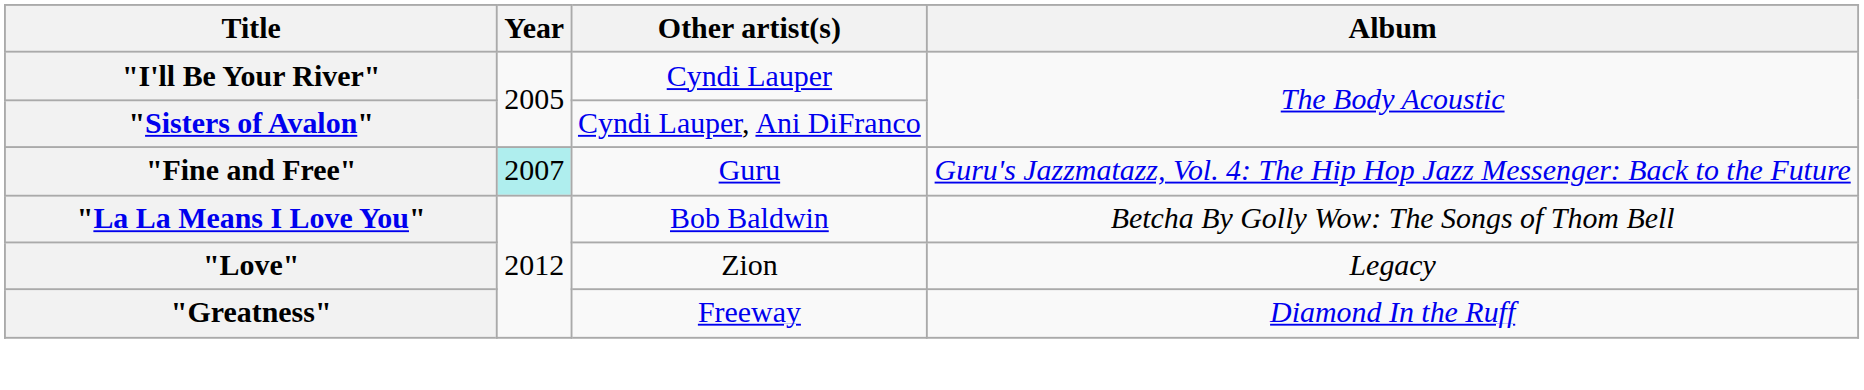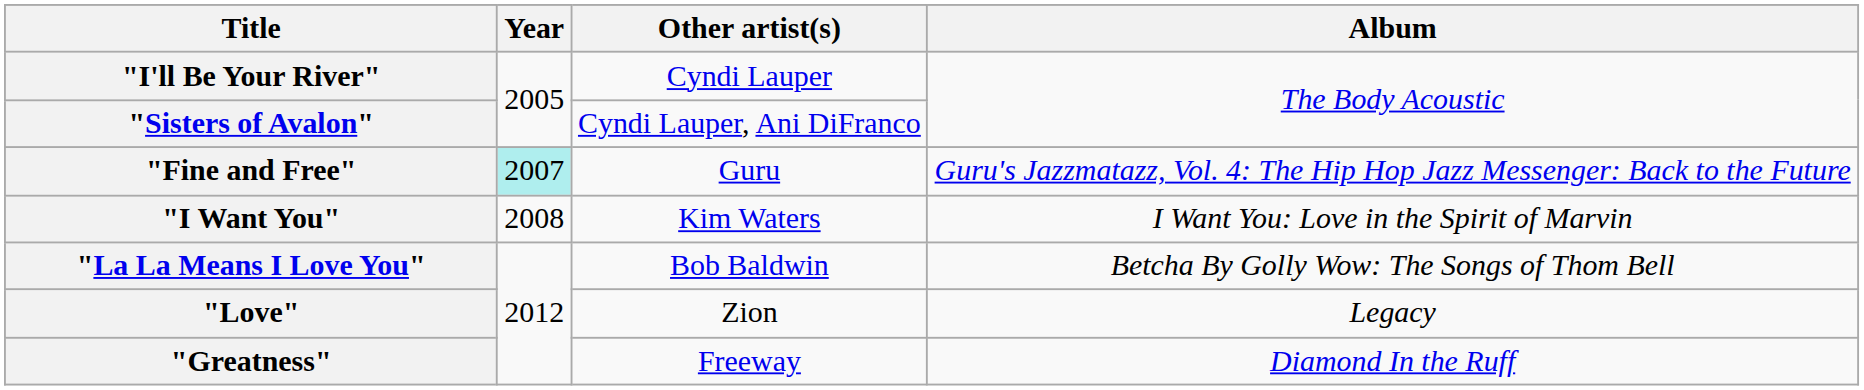+ row: (251, 218)
